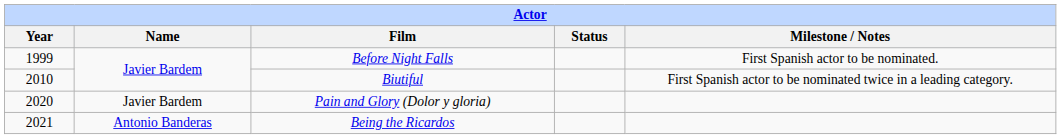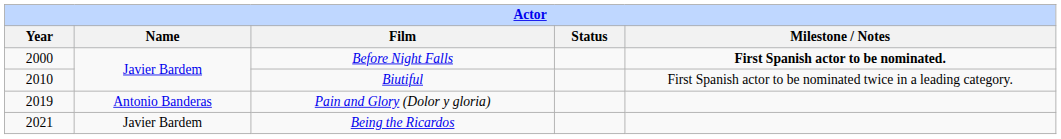(39, 58) 1999 -> (39, 58) 2000
(840, 58) normal -> (840, 58) bold
(39, 101) 2020 -> (39, 101) 2019
(163, 101) Javier Bardem -> (163, 101) Antonio Banderas
(163, 123) Antonio Banderas -> (163, 123) Javier Bardem
